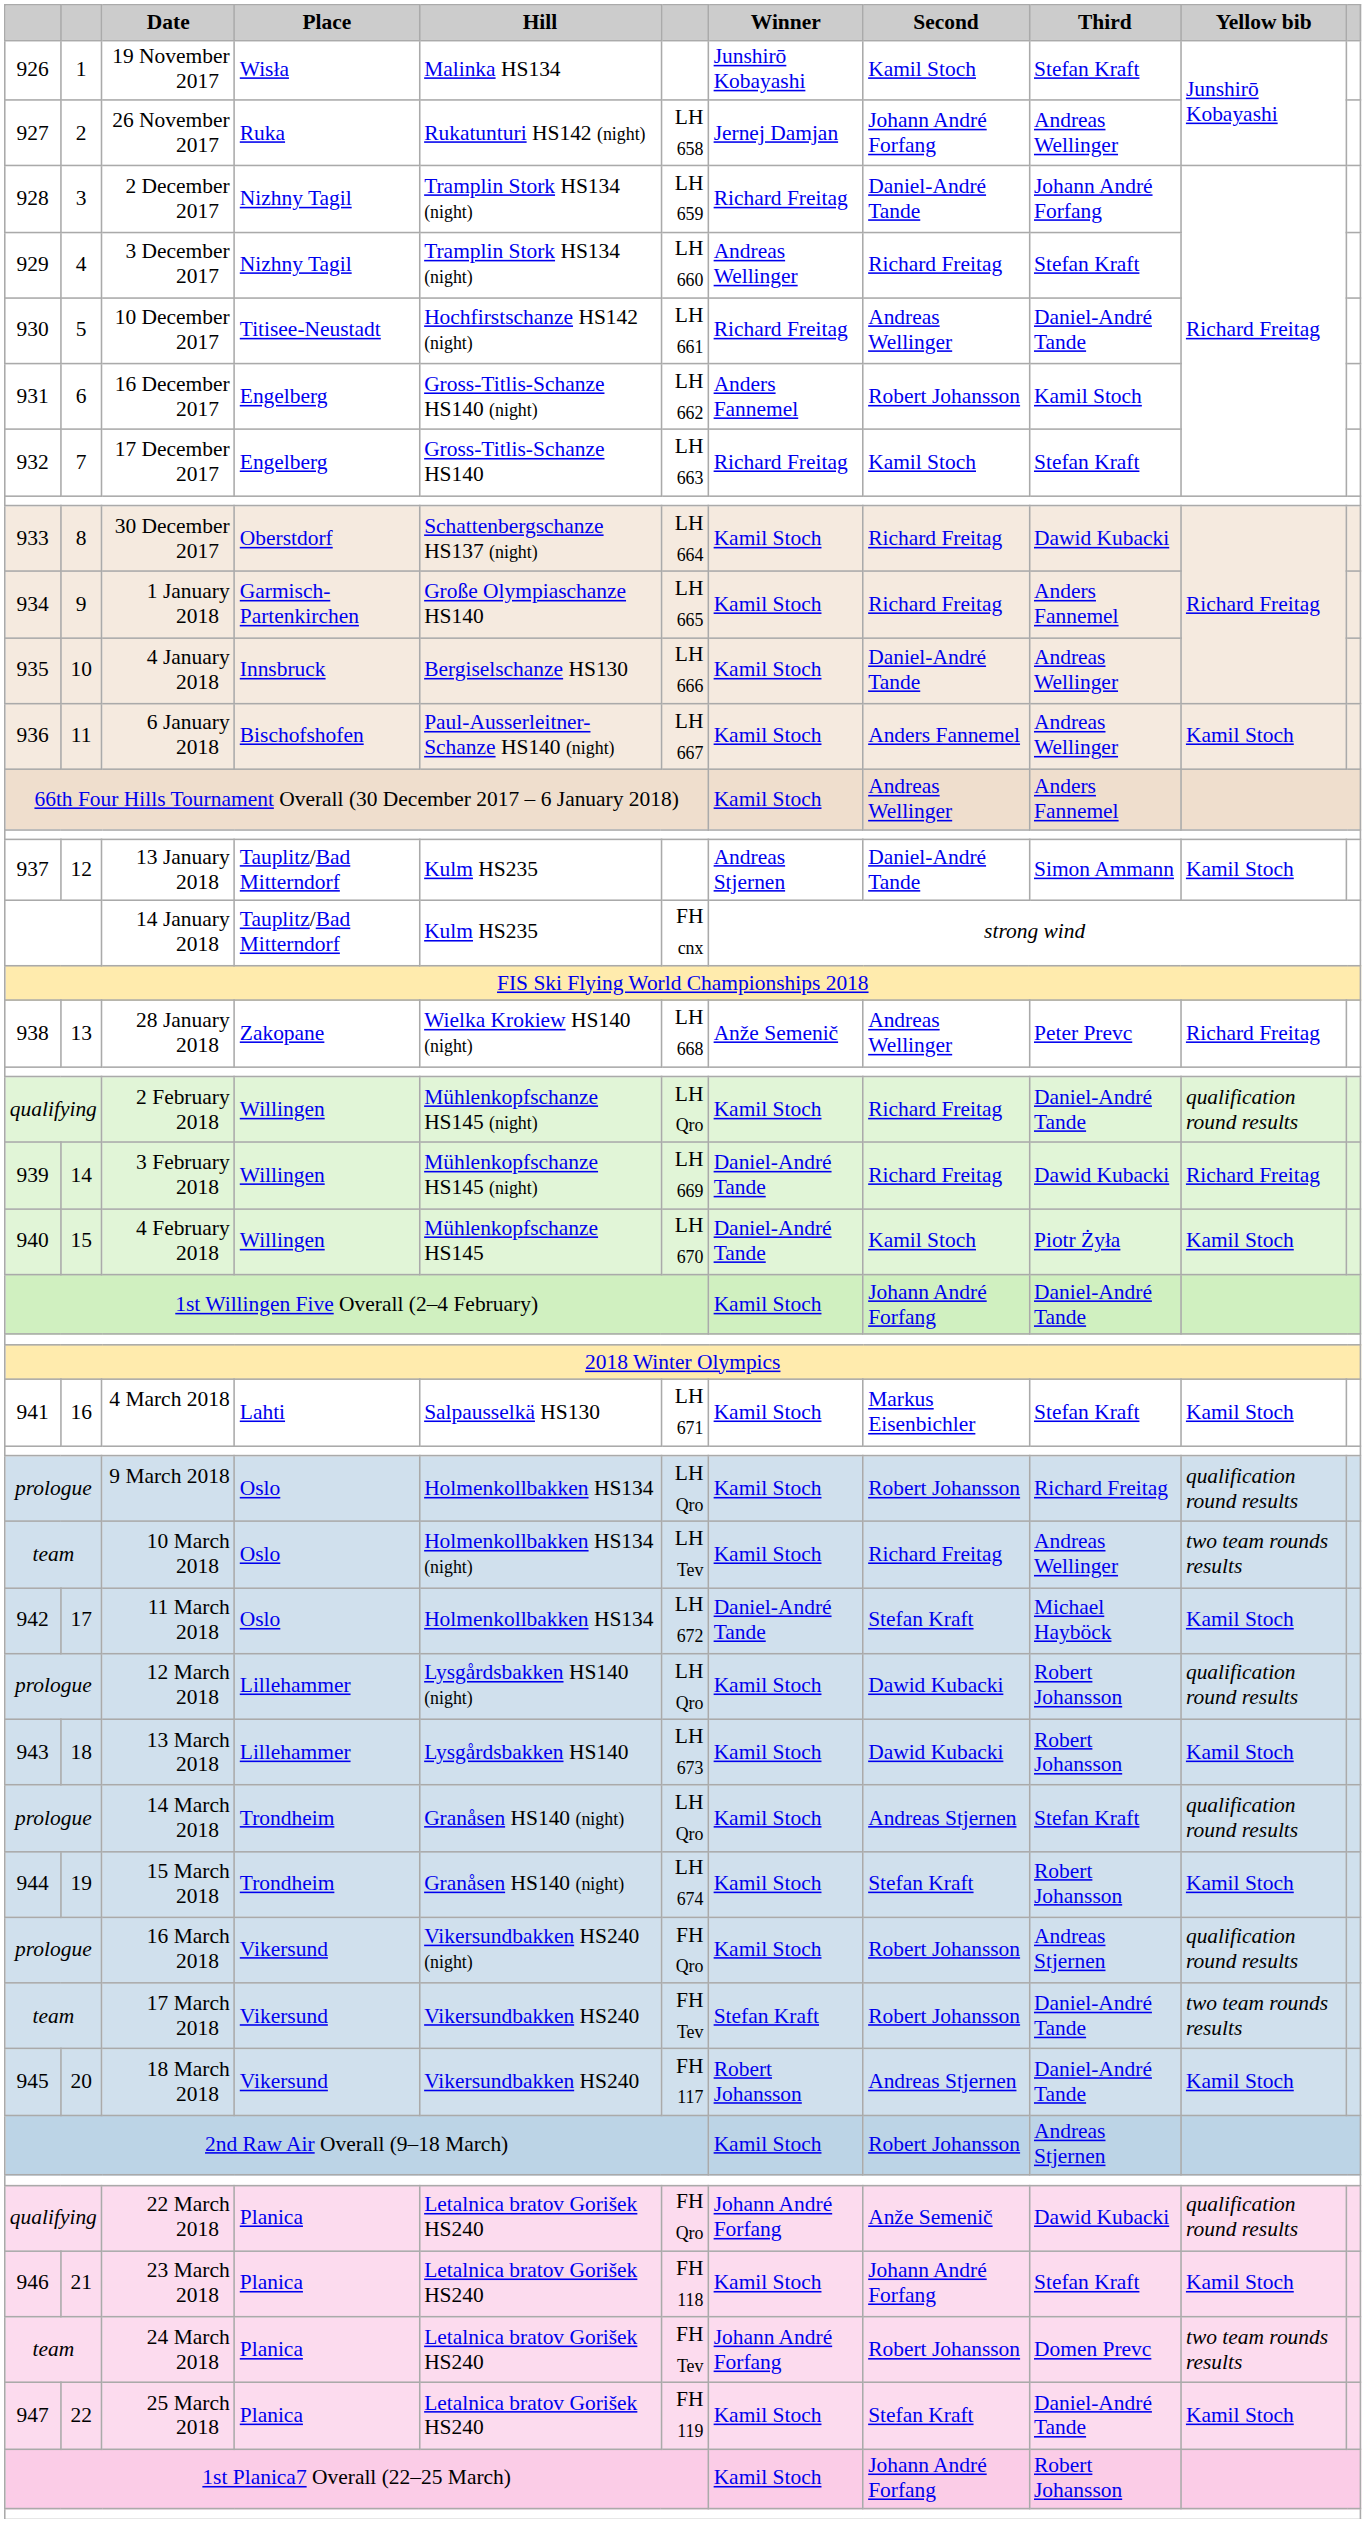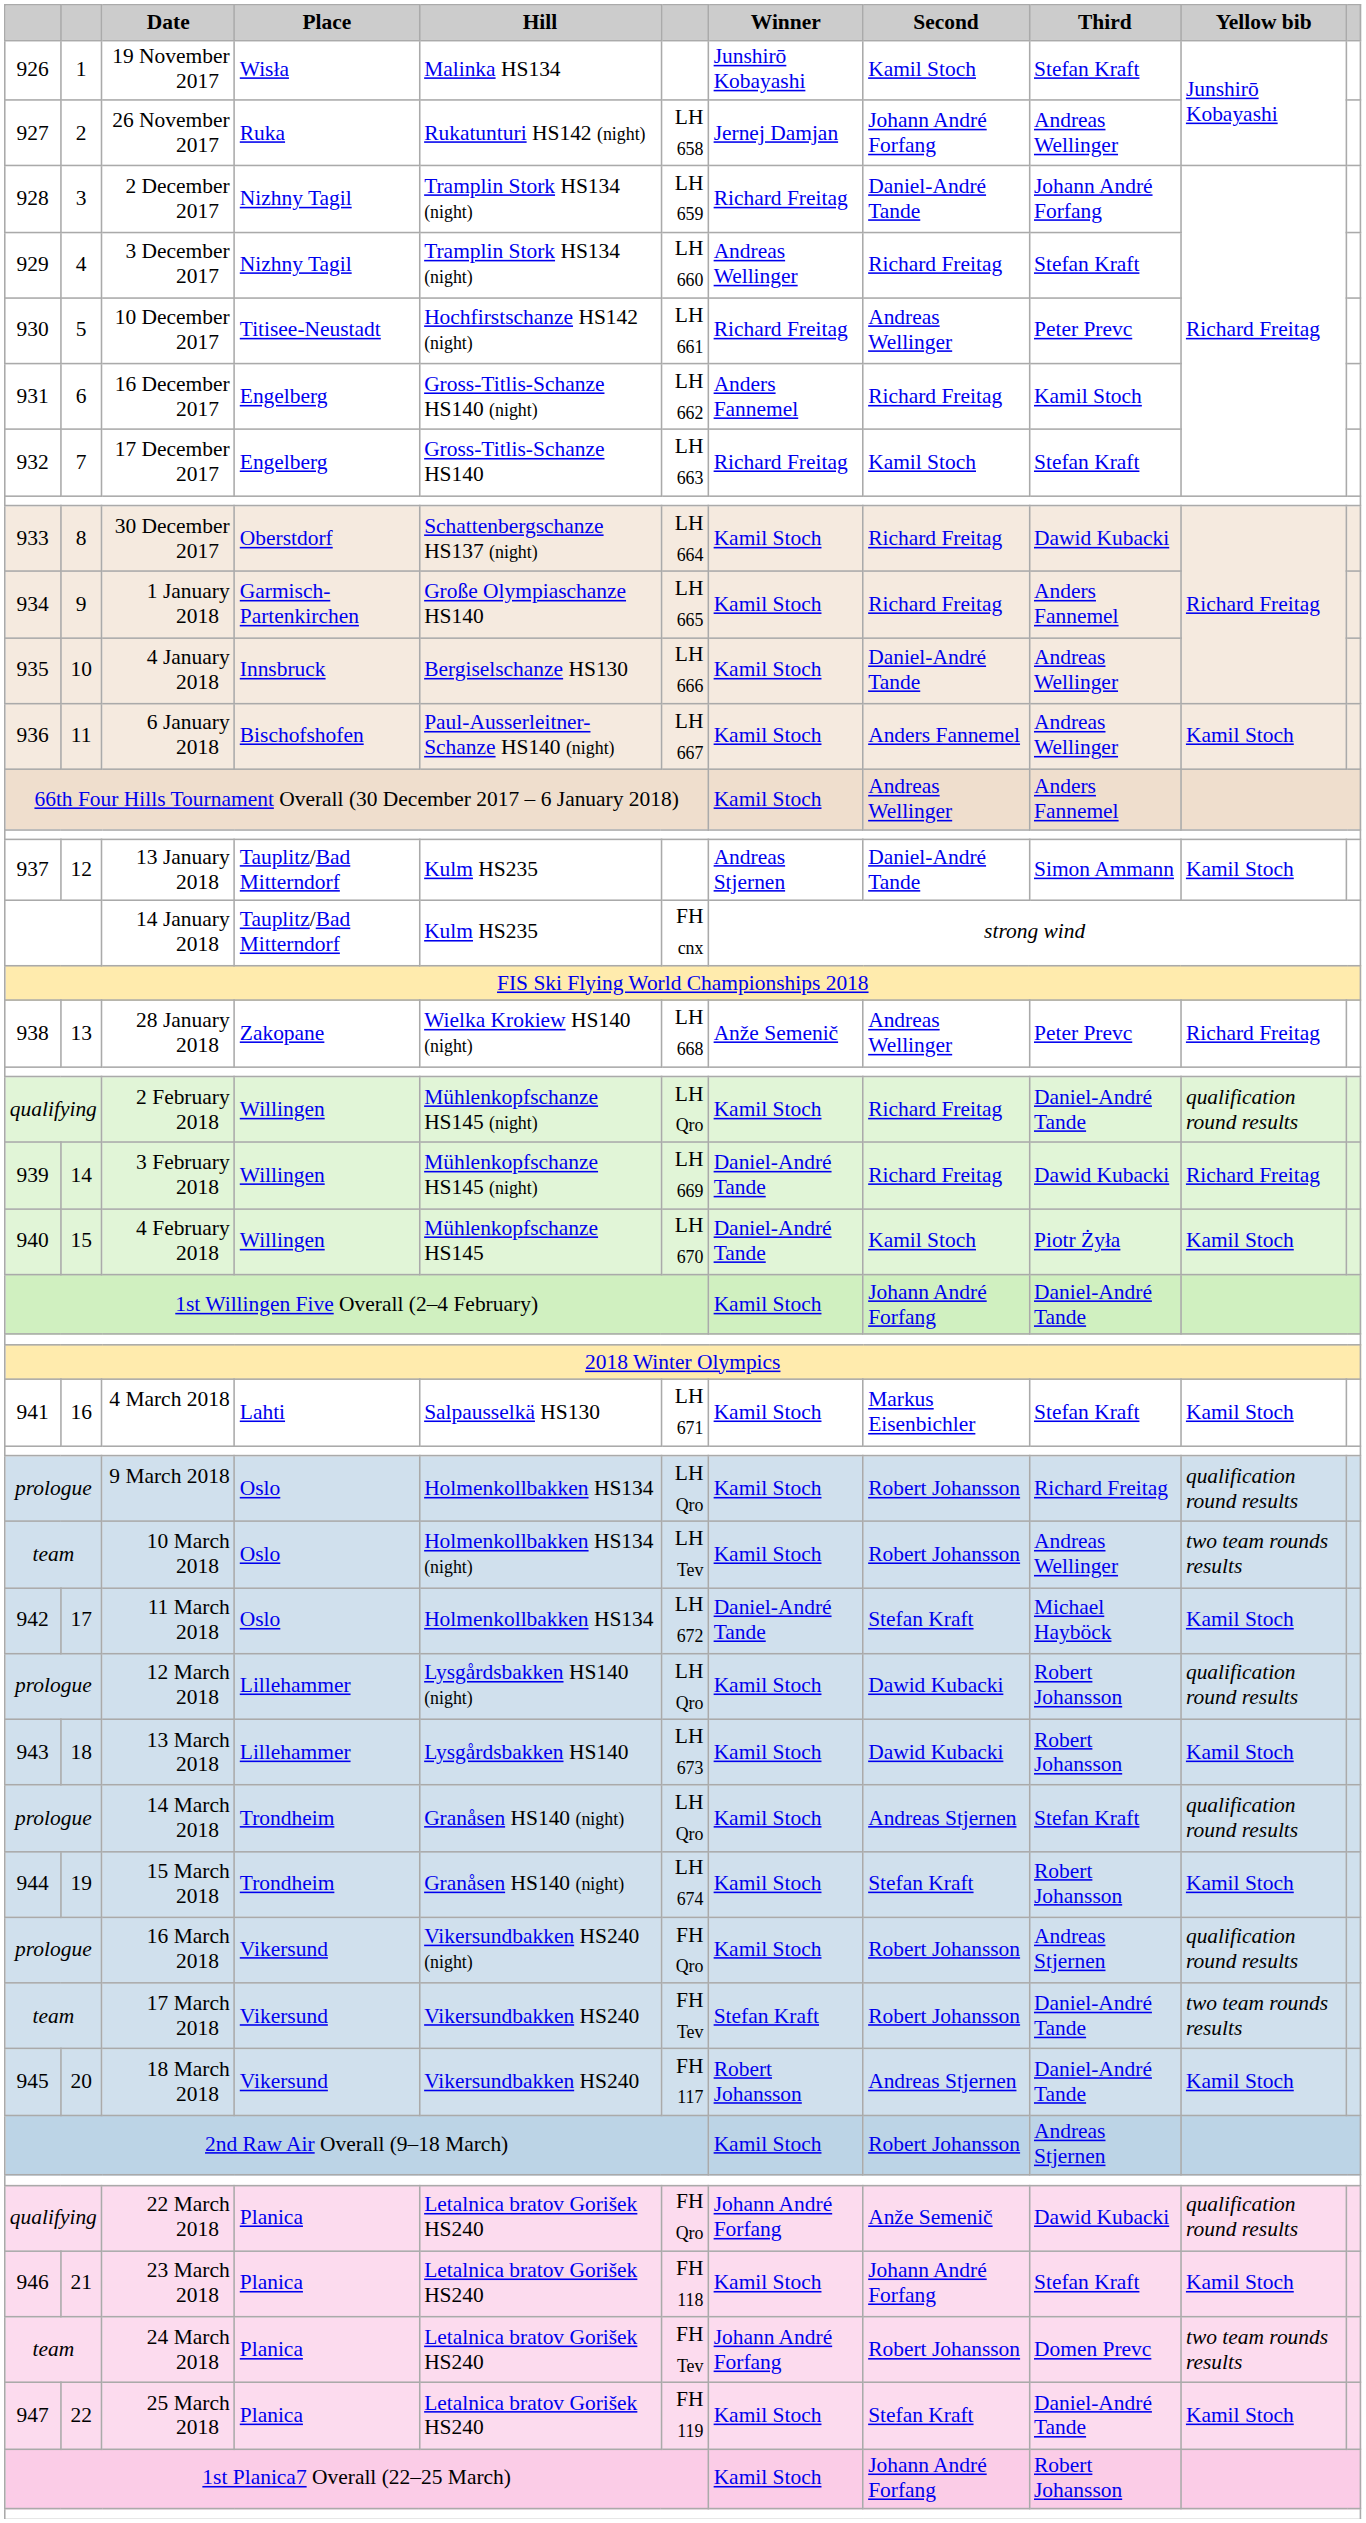(1093, 330) Daniel-André Tande -> (1083, 330) Peter Prevc
(944, 396) Robert Johansson -> (935, 396) Richard Freitag
(935, 1553) Richard Freitag -> (944, 1553) Robert Johansson
